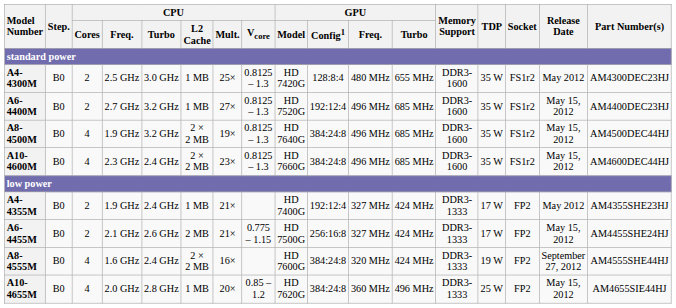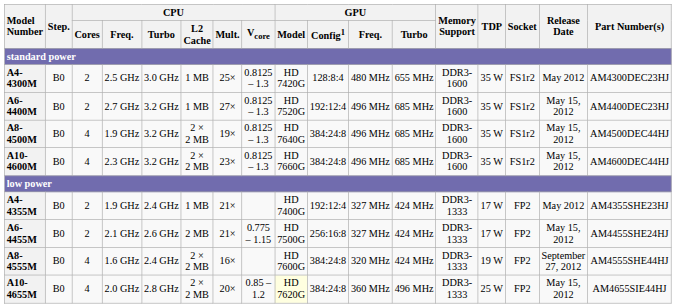(161, 161) 2.4 GHz -> (161, 161) 3.2 GHz
(197, 289) 1 MB -> (197, 289) 2 × 2 MB
(291, 289) no background -> (291, 289) lightyellow background
